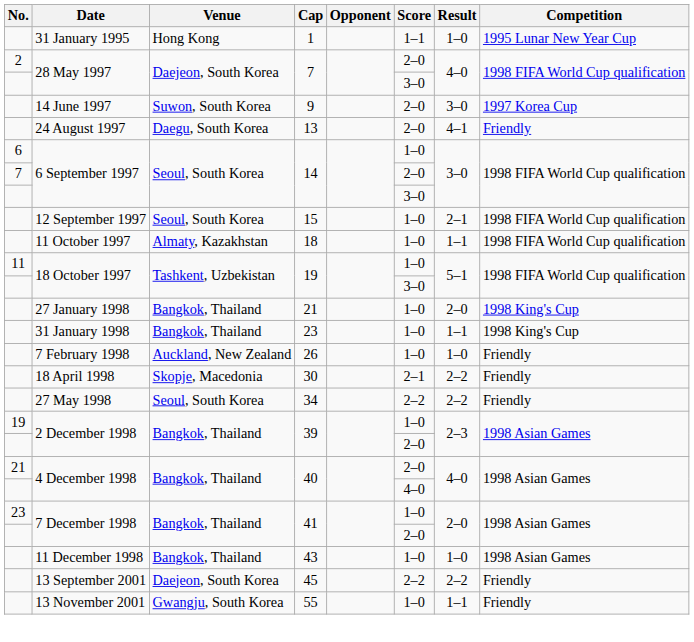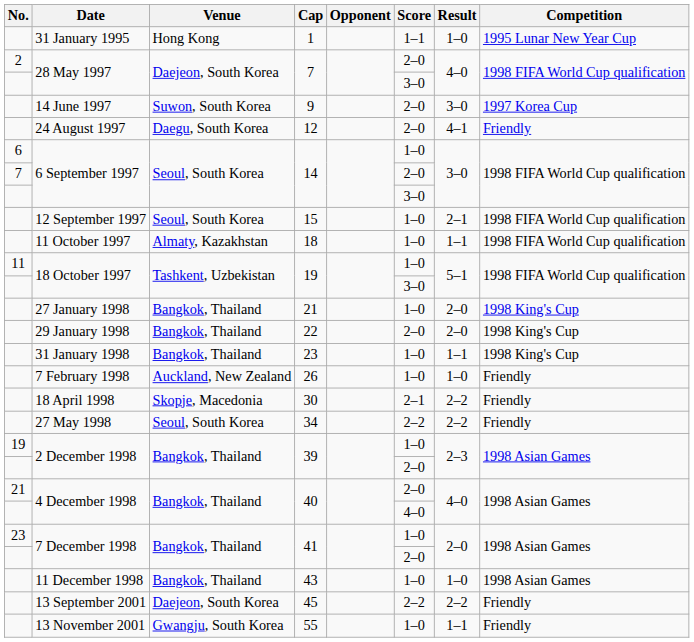(311, 128) 13 -> (311, 128) 12
+ row: (18, 332)
